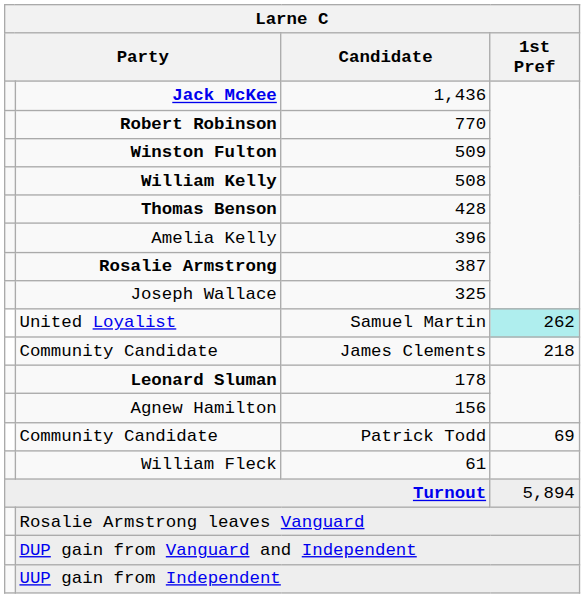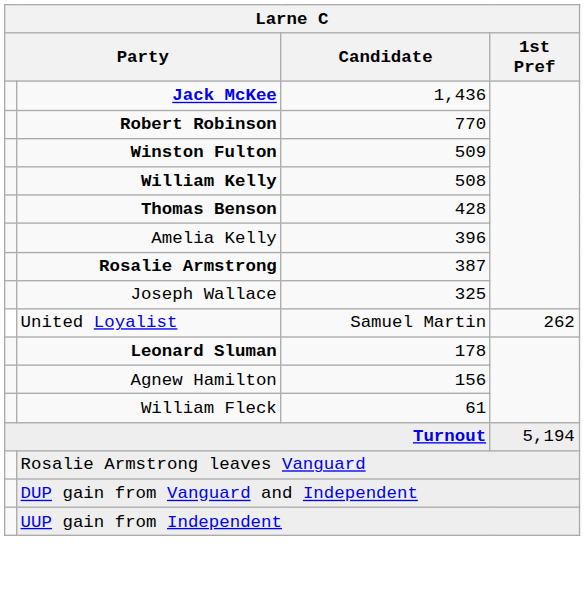(559, 323) paleturquoise background -> (559, 323) no background
- row: (119, 351)
- row: (119, 436)
(549, 493) 5,894 -> (549, 436) 5,194
